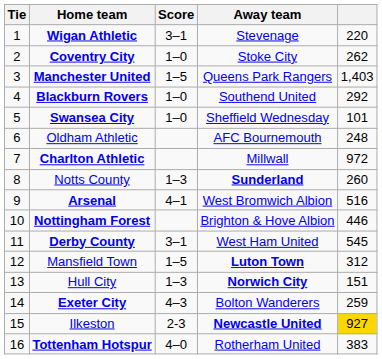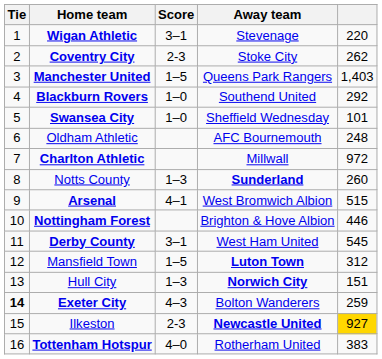(176, 56) 1–0 -> (176, 56) 2-3
(357, 200) 516 -> (357, 200) 515
(17, 302) normal -> (17, 302) bold
